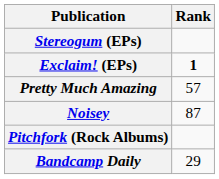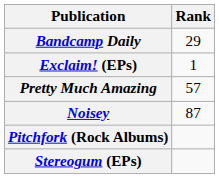rows swapped: (88, 161) <-> (88, 40)
(193, 64) bold -> (193, 64) normal
